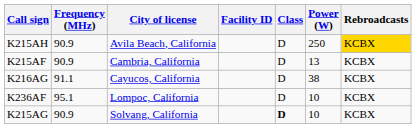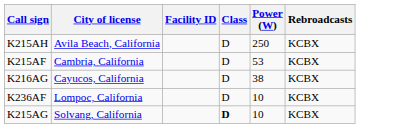- column: (80, 19)
(359, 43) gold background -> (303, 43) no background
(314, 61) 13 -> (258, 61) 53
